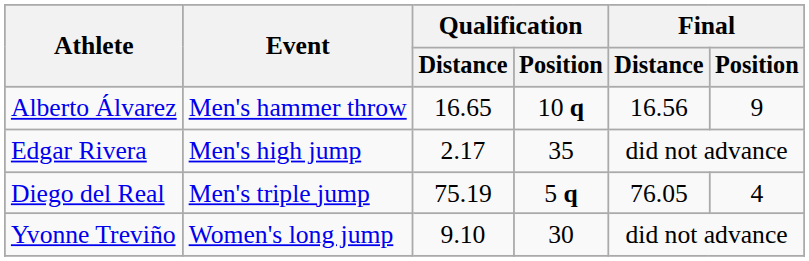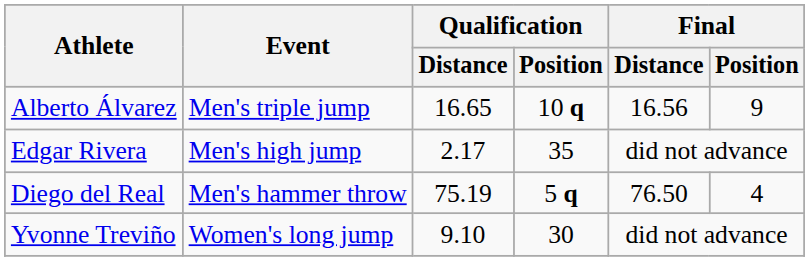(298, 108) Men's hammer throw -> (279, 108) Men's triple jump
(279, 192) Men's triple jump -> (298, 192) Men's hammer throw
(659, 192) 76.05 -> (659, 192) 76.50
